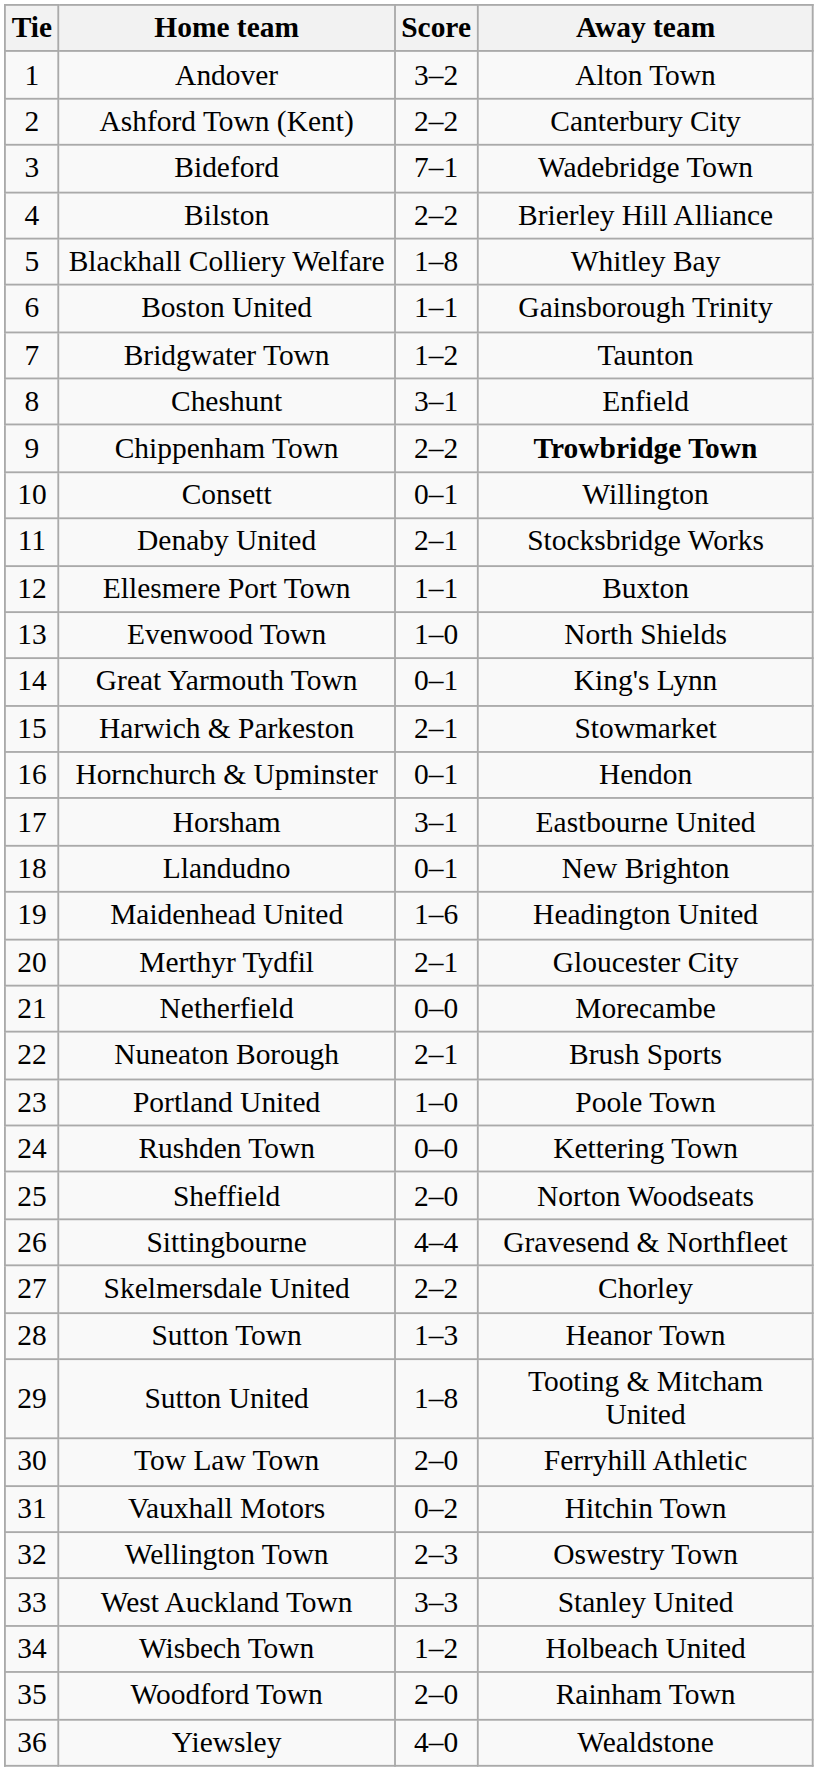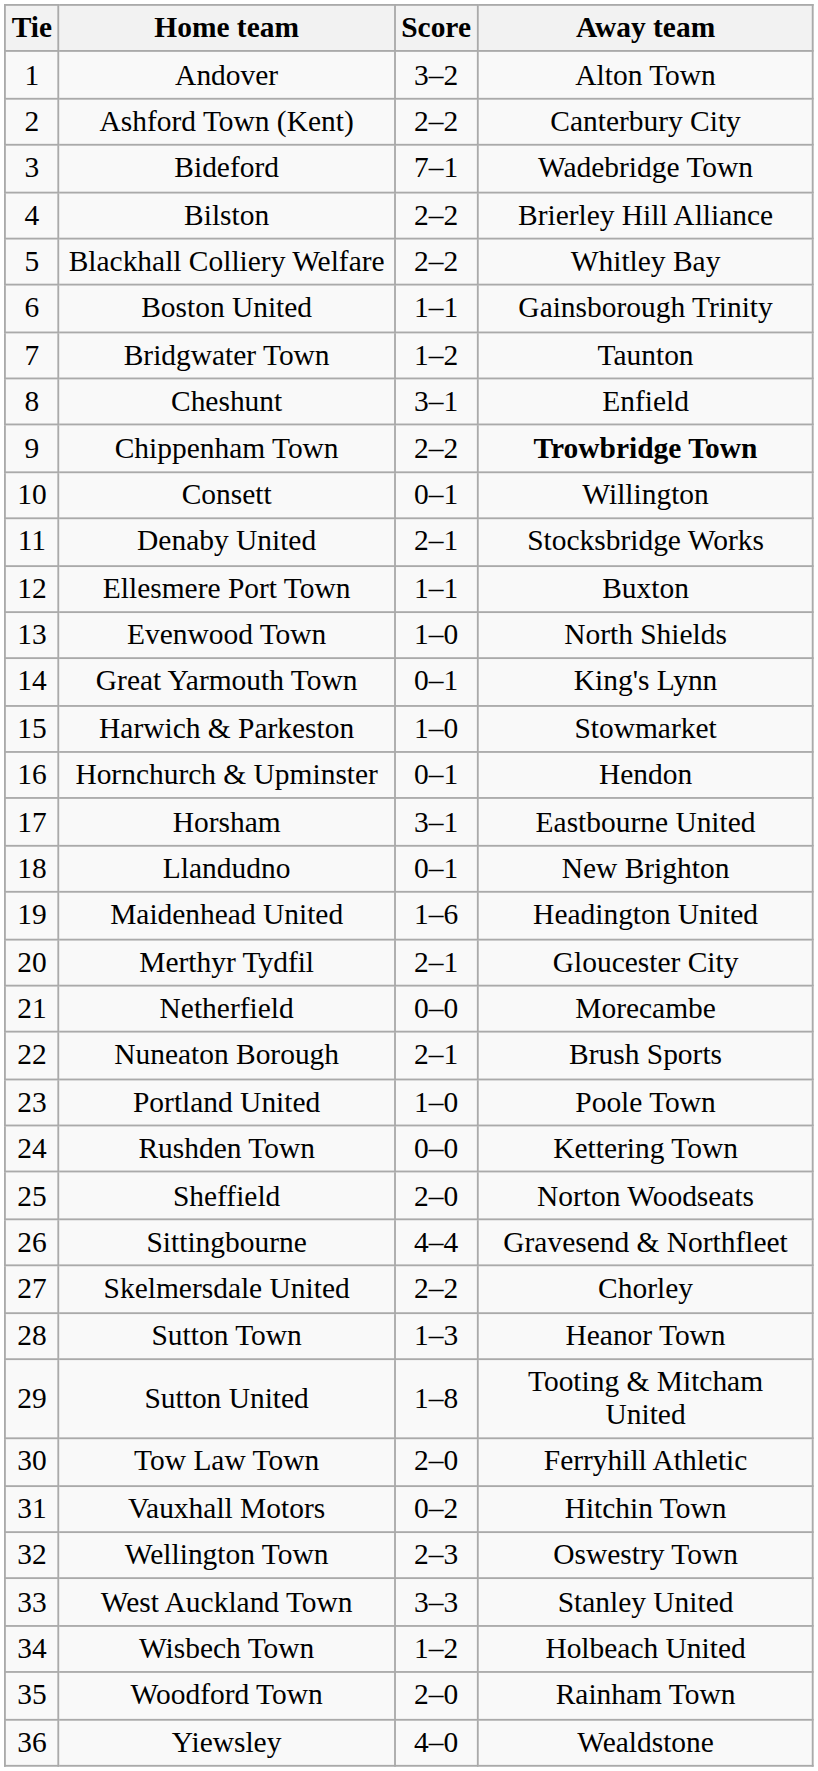(436, 261) 1–8 -> (436, 261) 2–2
(436, 728) 2–1 -> (436, 728) 1–0
